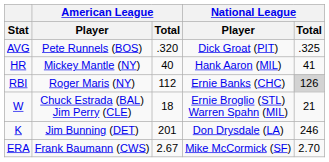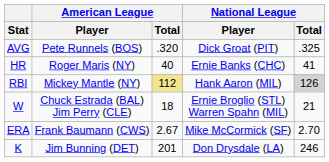(92, 65) Mickey Mantle (NY) -> (92, 65) Roger Maris (NY)
(238, 65) Hank Aaron (MIL) -> (238, 65) Ernie Banks (CHC)
(92, 83) Roger Maris (NY) -> (92, 83) Mickey Mantle (NY)
(167, 83) no background -> (167, 83) khaki background
(238, 83) Ernie Banks (CHC) -> (238, 83) Hank Aaron (MIL)
rows swapped: (18, 148) <-> (18, 130)
